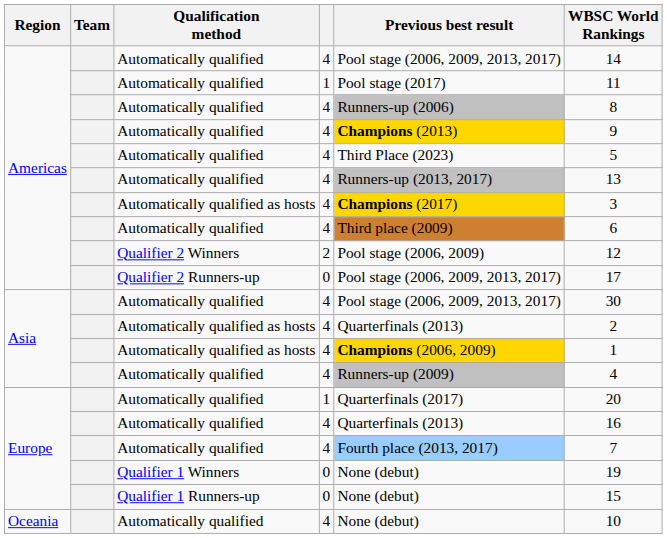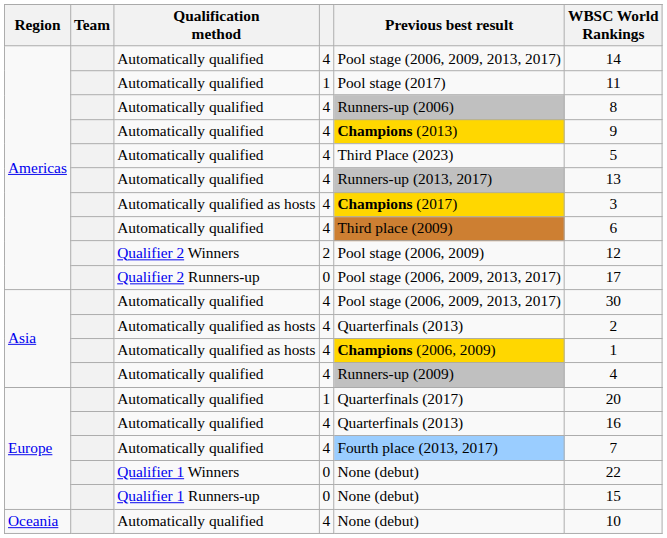(613, 472) 19 -> (613, 472) 22
